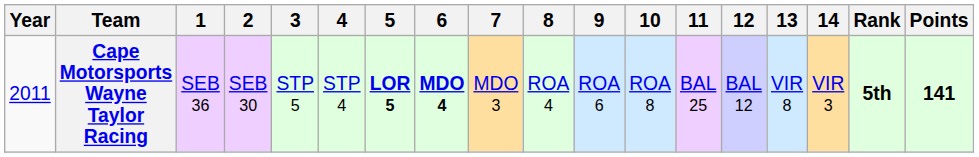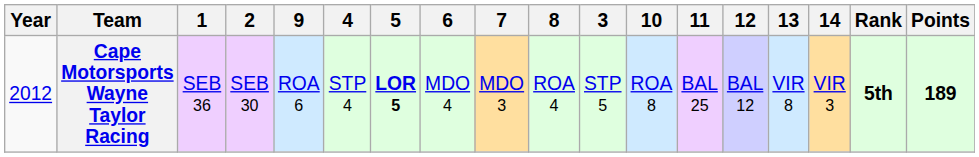columns swapped: (295, 20) <-> (599, 20)
(30, 94) 2011 -> (31, 94) 2012
(442, 94) bold -> (448, 94) normal
(939, 94) 141 -> (941, 94) 189
